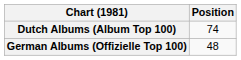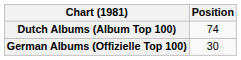(213, 47) 48 -> (213, 47) 30
